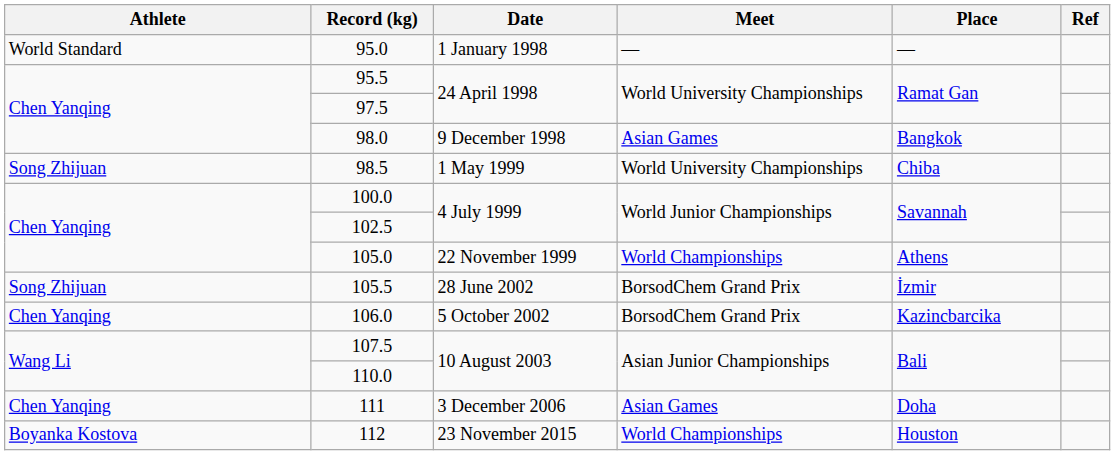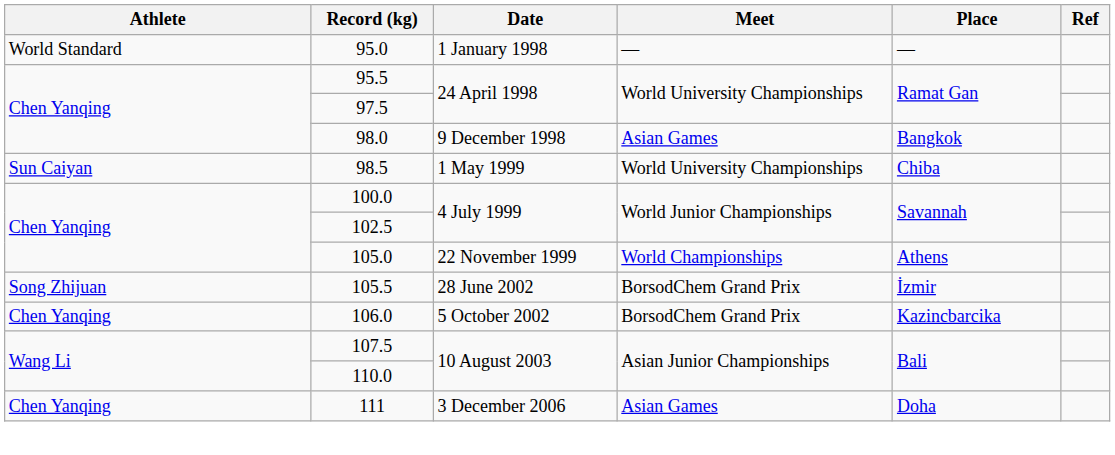(58, 168) Song Zhijuan -> (51, 168) Sun Caiyan
- row: (372, 435)
